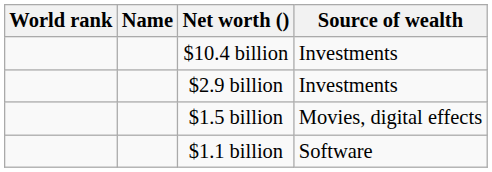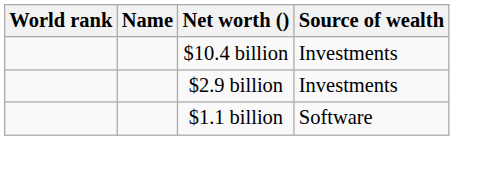- row: (236, 118)
